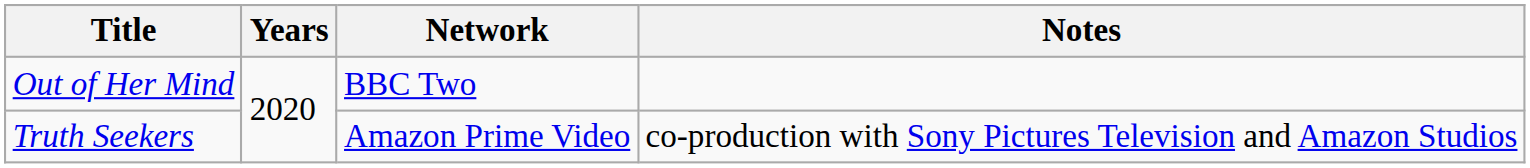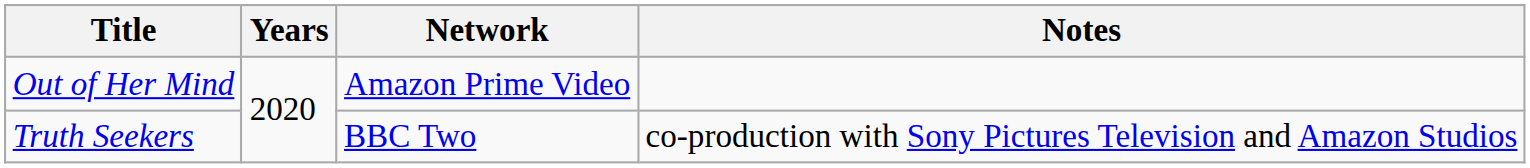(410, 83) BBC Two -> (487, 83) Amazon Prime Video
(487, 135) Amazon Prime Video -> (410, 135) BBC Two
